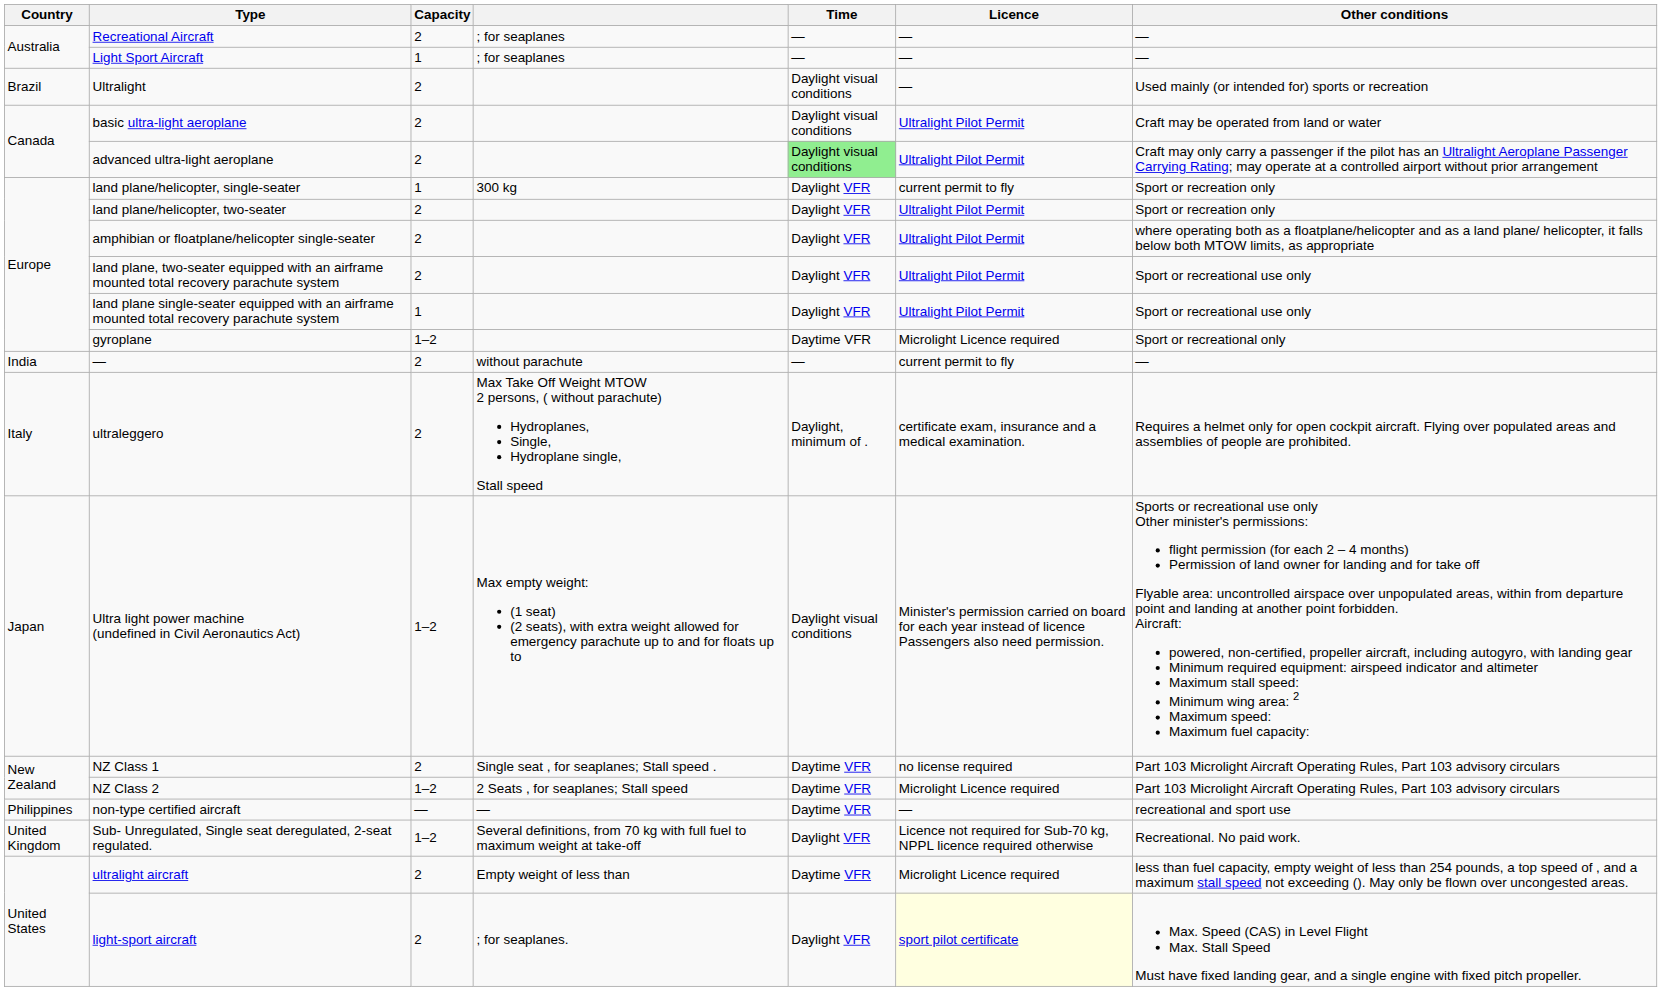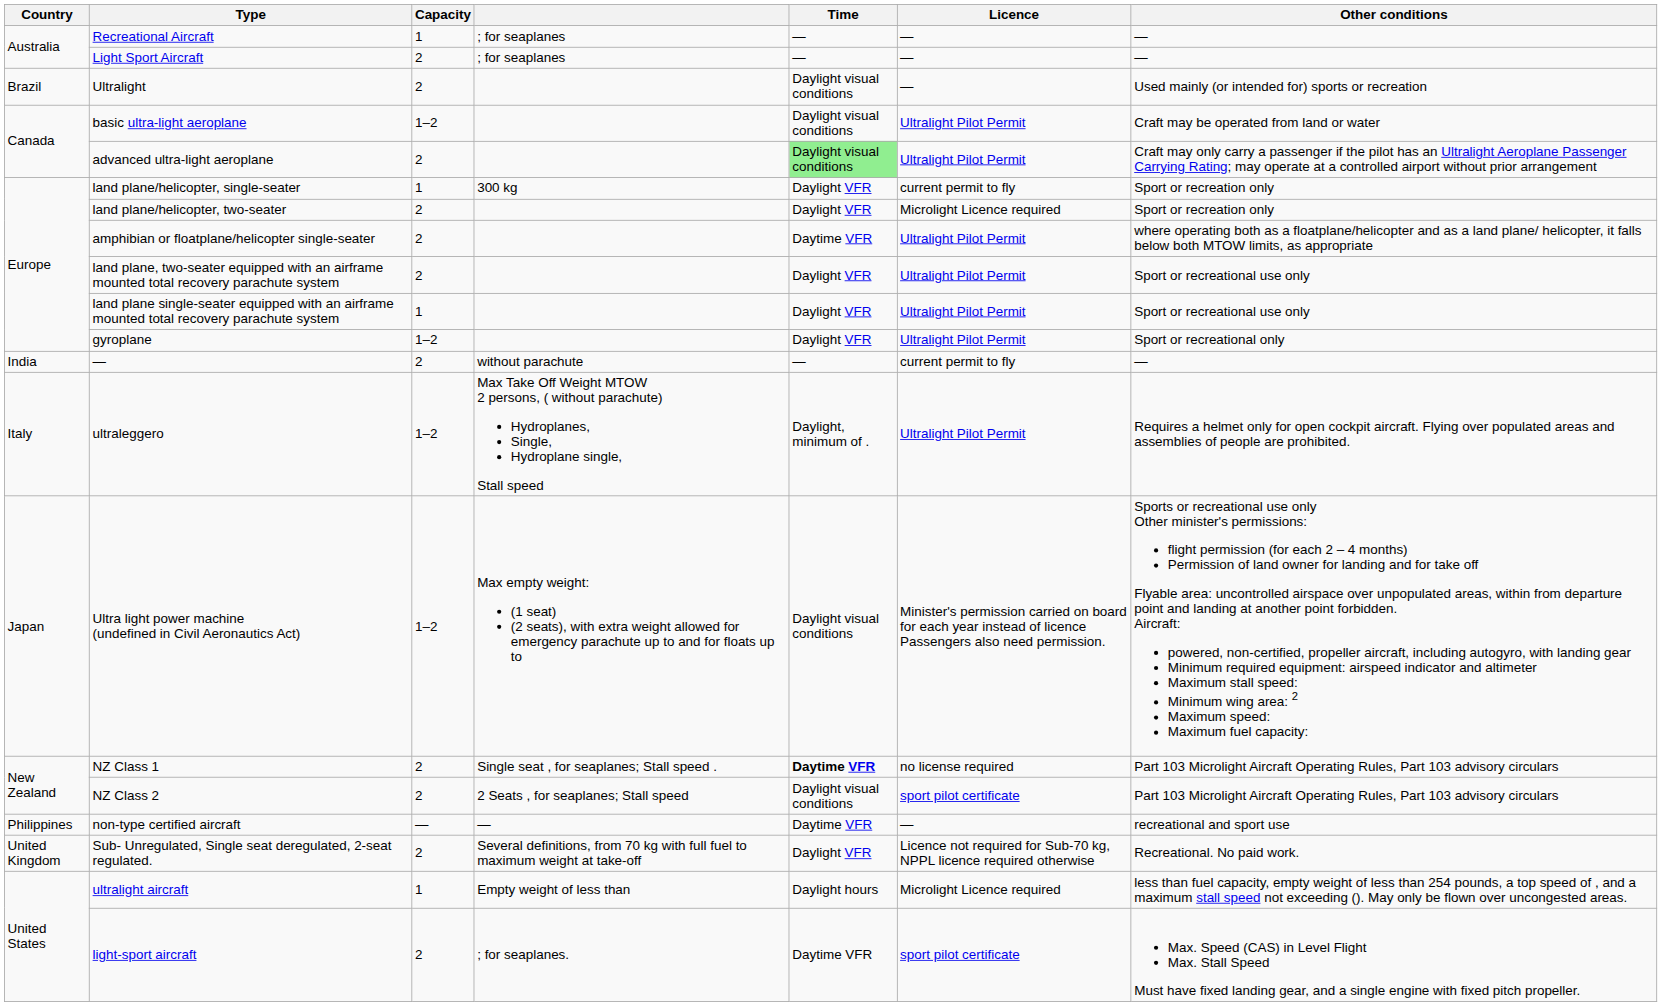(418, 36) 2 -> (419, 36) 1
(418, 57) 1 -> (419, 57) 2
(418, 123) 2 -> (426, 123) 1–2
(962, 209) Ultralight Pilot Permit -> (980, 209) Microlight Licence required
(831, 238) Daylight VFR -> (832, 238) Daytime VFR
(831, 340) Daytime VFR -> (832, 340) Daylight VFR
(979, 340) Microlight Licence required -> (963, 340) Ultralight Pilot Permit
(418, 434) 2 -> (426, 434) 1–2
(997, 434) certificate exam, insurance and a medical examination. -> (963, 434) Ultralight Pilot Permit
(831, 766) normal -> (834, 766) bold
(426, 788) 1–2 -> (419, 795) 2
(831, 788) Daytime VFR -> (836, 795) Daylight visual conditions
(979, 788) Microlight Licence required -> (960, 795) sport pilot certificate
(426, 838) 1–2 -> (419, 853) 2
(418, 874) 2 -> (419, 889) 1
(831, 874) Daytime VFR -> (835, 889) Daylight hours
(831, 939) Daylight VFR -> (832, 954) Daytime VFR
(959, 939) lightyellow background -> (960, 954) no background
